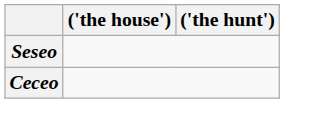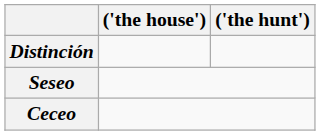+ row: (52, 51)
